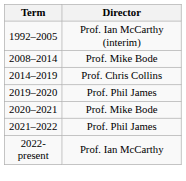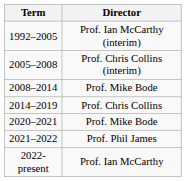+ row: (33, 65)
- row: (33, 93)
